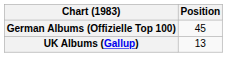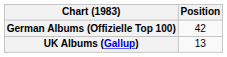(200, 28) 45 -> (200, 28) 42
